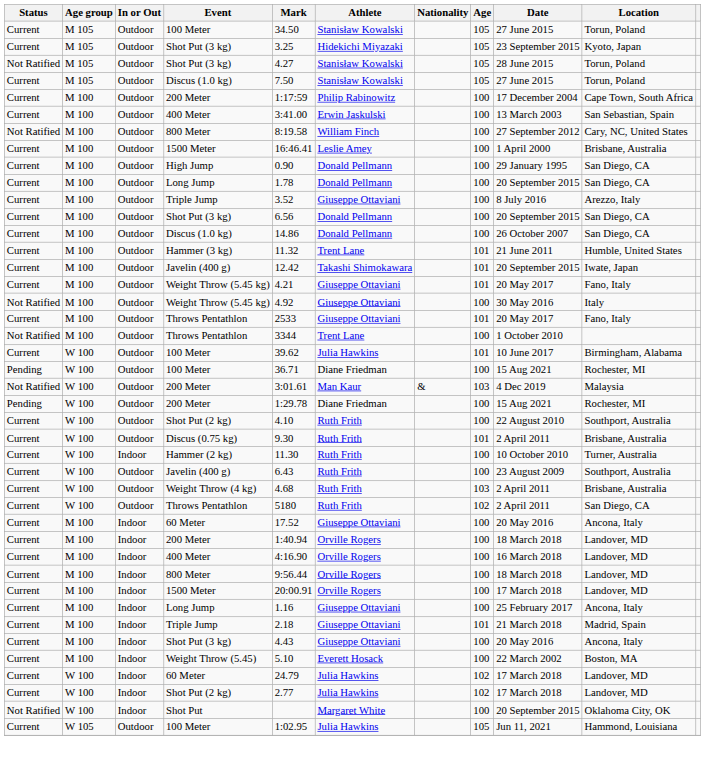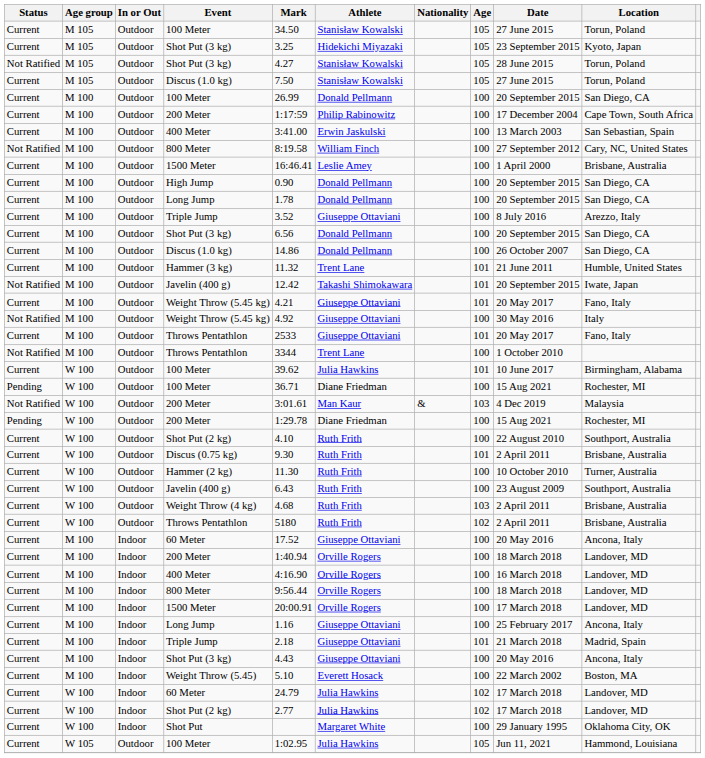+ row: (79, 98)
(532, 166) 29 January 1995 -> (538, 183) 20 September 2015
(23, 268) Current -> (33, 285) Not Ratified
(132, 455) Indoor -> (136, 472) Outdoor
(617, 506) San Diego, CA -> (626, 523) Brisbane, Australia
(33, 710) Not Ratified -> (23, 727) Current
(538, 710) 20 September 2015 -> (532, 727) 29 January 1995
